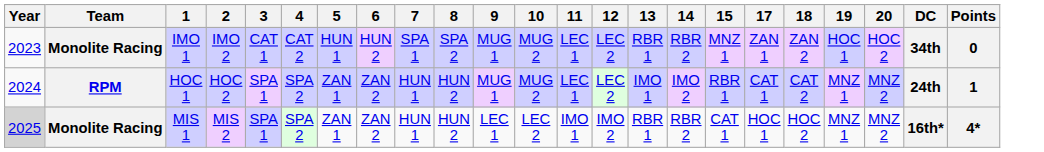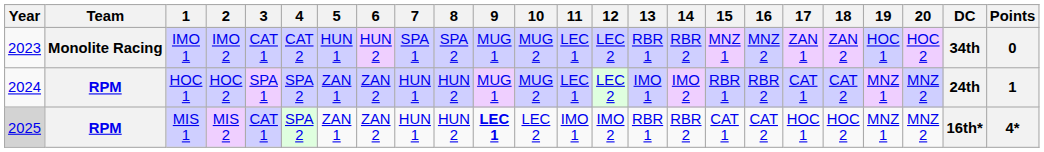+ column: (764, 16)
(105, 127) Monolite Racing -> (105, 127) RPM
(264, 127) SPA 1 -> (264, 127) CAT 1
(494, 127) normal -> (494, 127) bold
